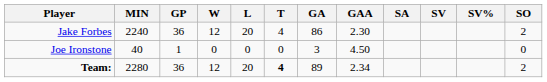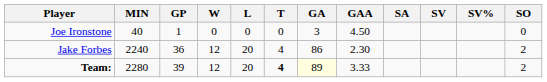rows swapped: (85, 31) <-> (81, 49)
(179, 67) 36 -> (179, 67) 39
(317, 67) no background -> (317, 67) lightyellow background
(360, 67) 2.34 -> (360, 67) 3.33
